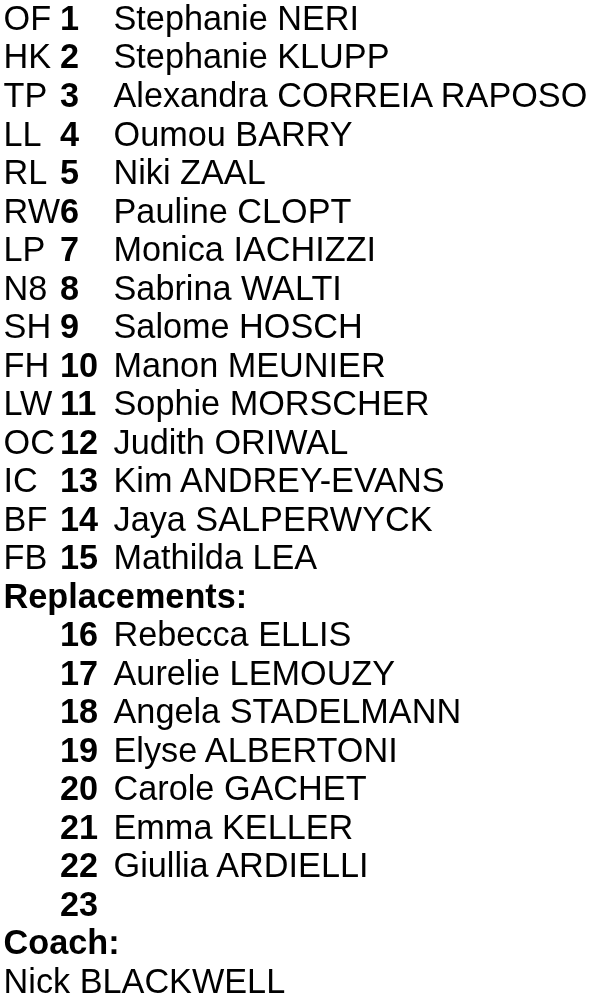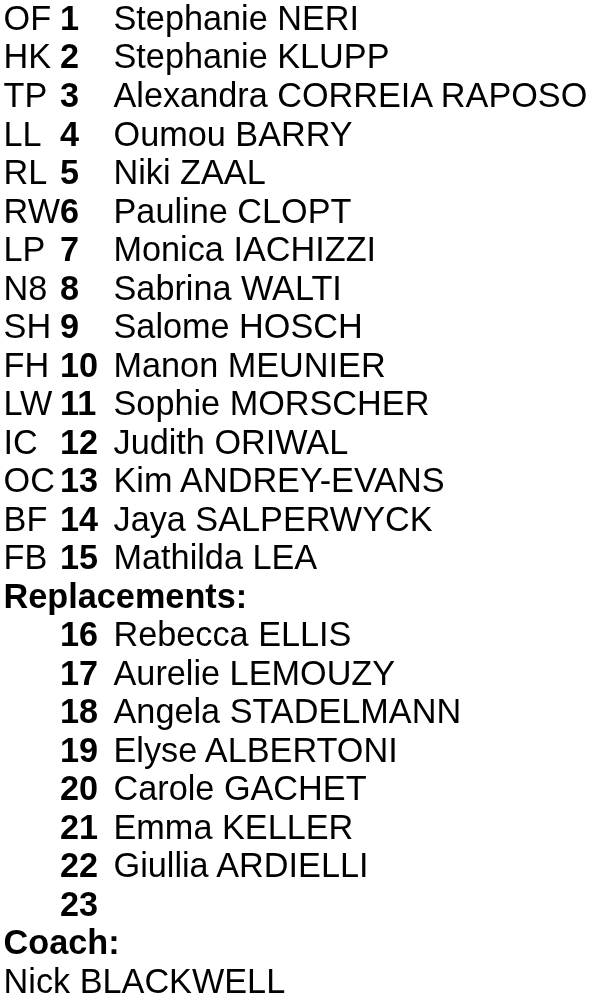(29, 442) OC -> (21, 442) IC
(21, 480) IC -> (29, 480) OC
